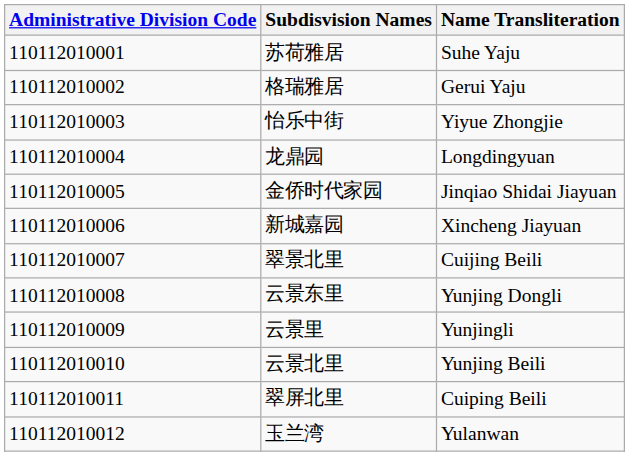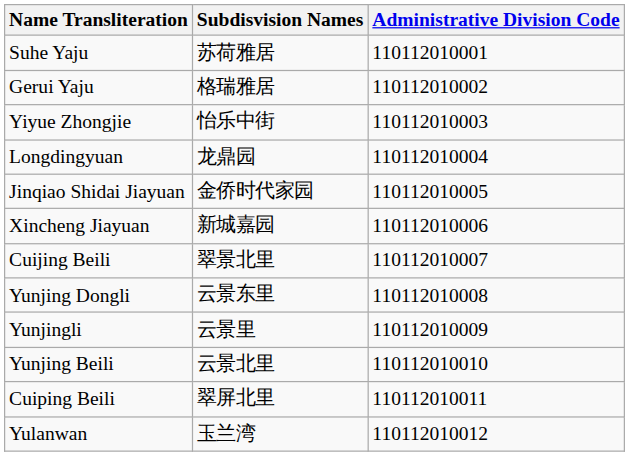columns swapped: (133, 19) <-> (530, 19)
